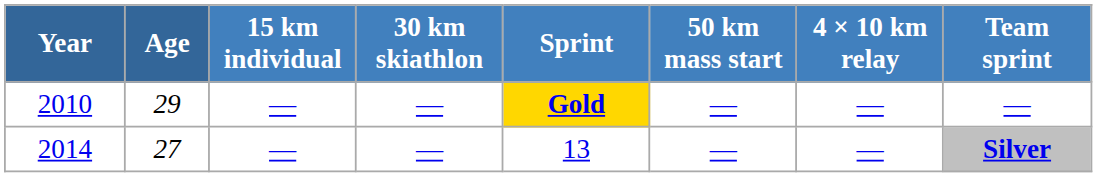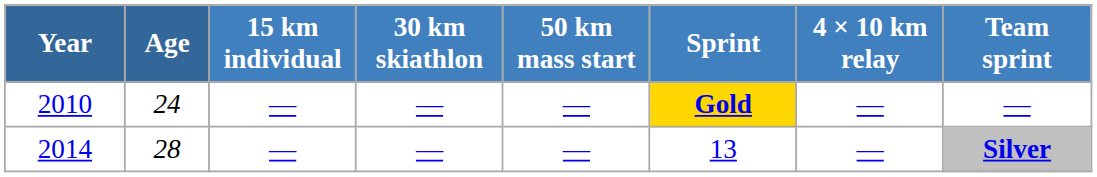columns swapped: (723, 43) <-> (576, 43)
(167, 104) 29 -> (167, 104) 24
(167, 149) 27 -> (167, 149) 28
